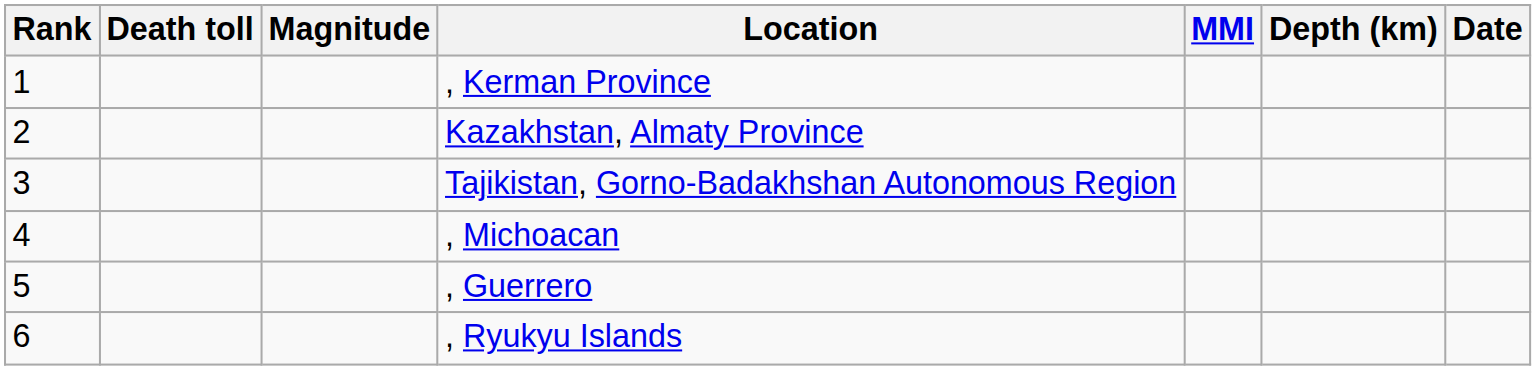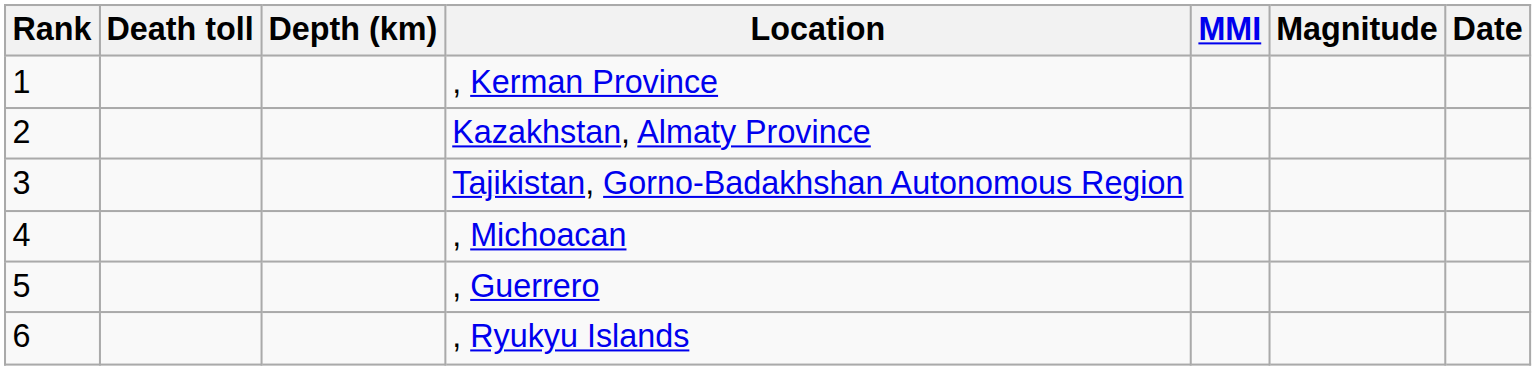columns swapped: (349, 30) <-> (1353, 30)
